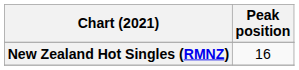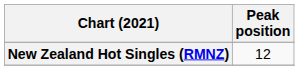(263, 53) 16 -> (263, 53) 12
